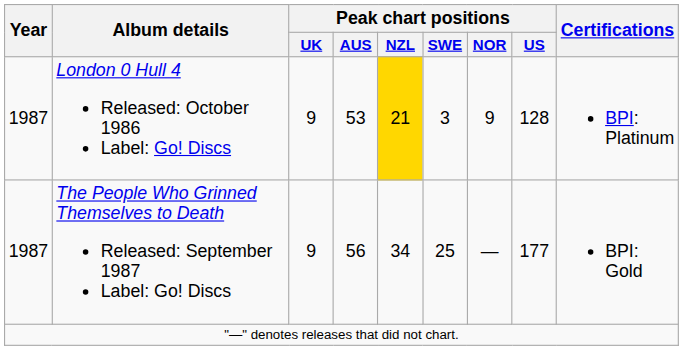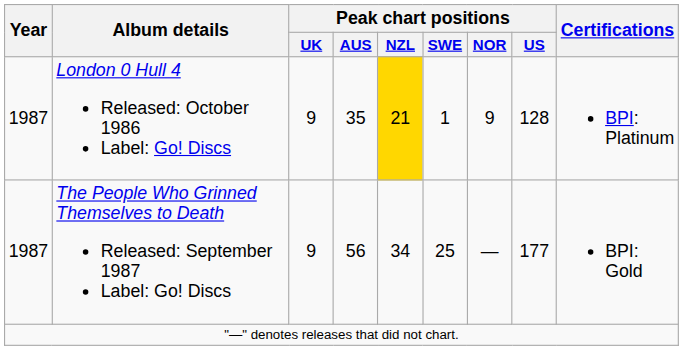(356, 118) 53 -> (356, 118) 35
(445, 118) 3 -> (445, 118) 1
